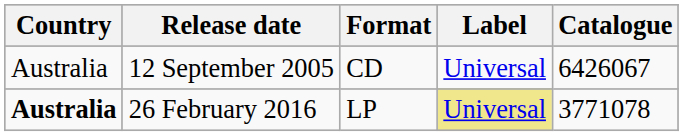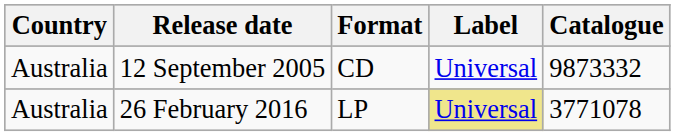(604, 67) 6426067 -> (596, 67) 9873332
(64, 109) bold -> (59, 109) normal
